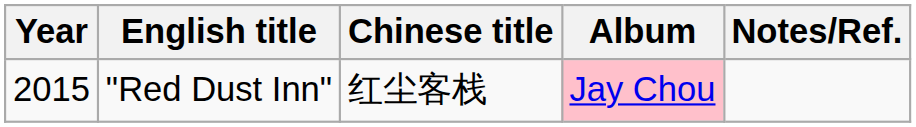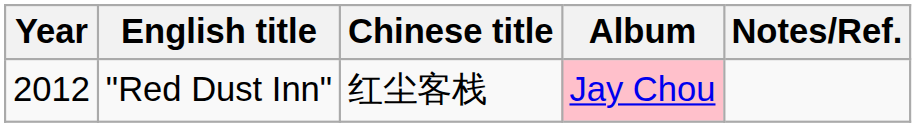(51, 89) 2015 -> (51, 89) 2012
